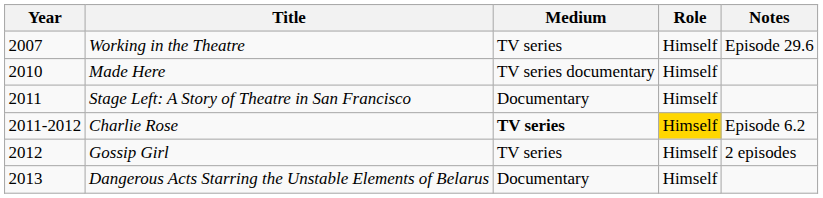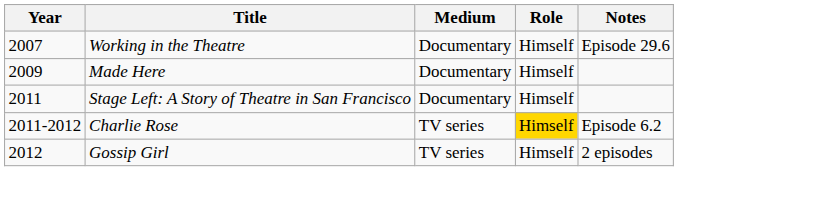(529, 44) TV series -> (465, 44) Documentary
(25, 71) 2010 -> (25, 71) 2009
(576, 71) TV series documentary -> (465, 71) Documentary
(531, 125) bold -> (451, 125) normal
- row: (289, 179)
